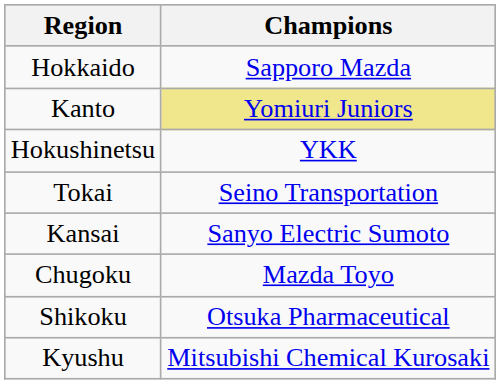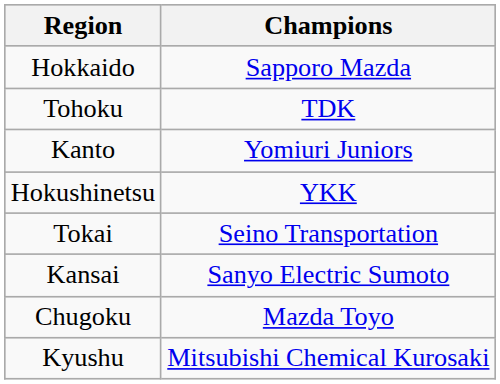+ row: (83, 108)
(328, 108) khaki background -> (328, 150) no background
- row: (83, 316)
